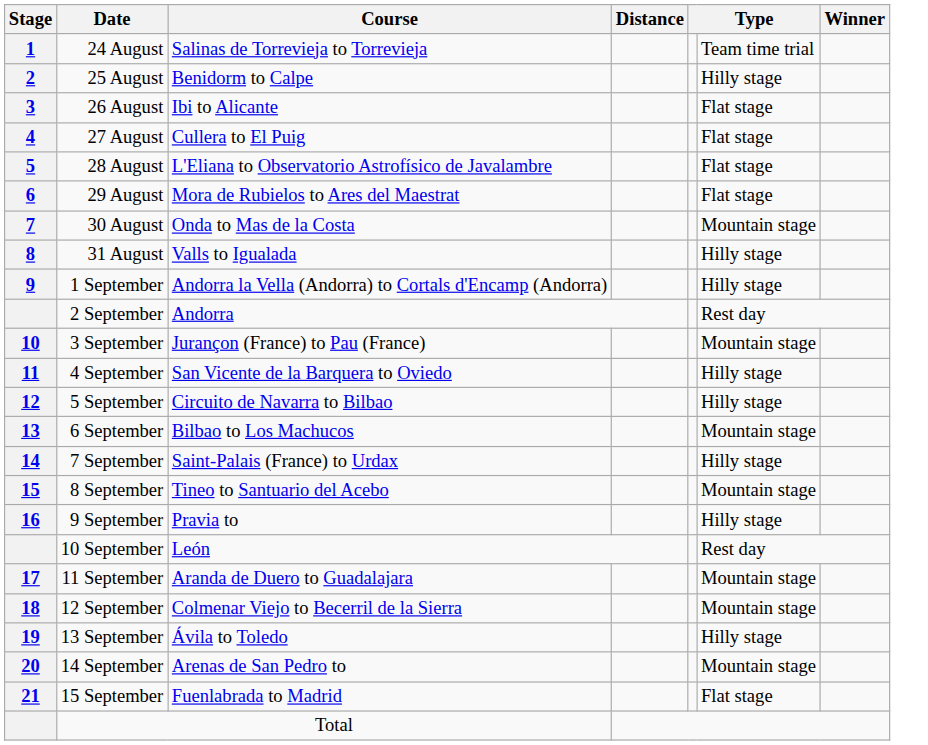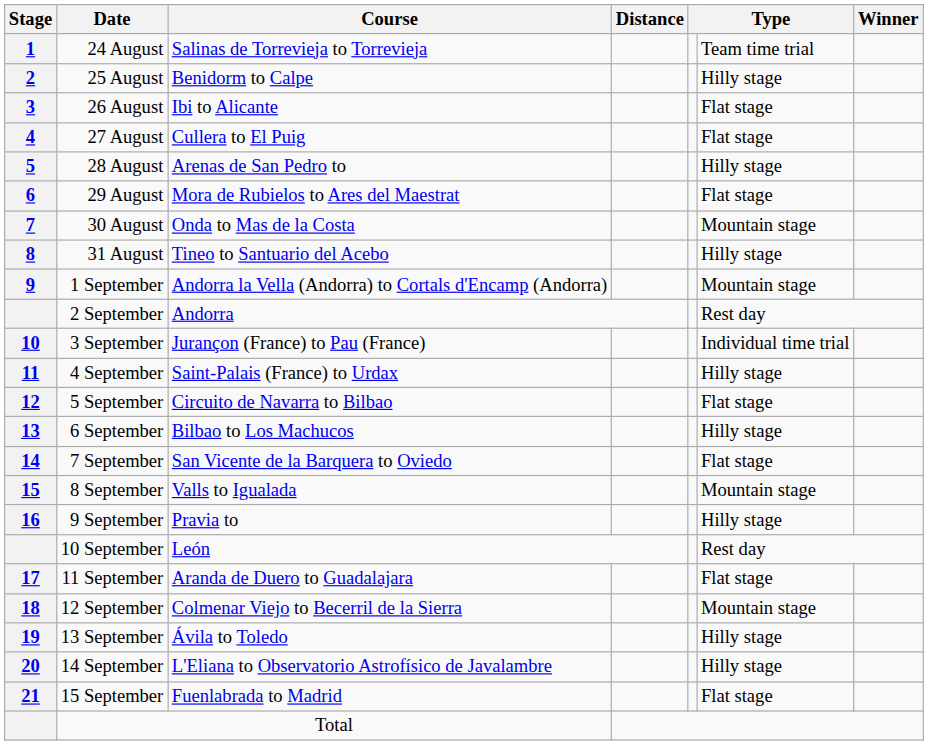(362, 166) L'Eliana to Observatorio Astrofísico de Javalambre -> (259, 166) Arenas de San Pedro to
(737, 166) Flat stage -> (741, 166) Hilly stage
(234, 254) Valls to Igualada -> (280, 254) Tineo to Santuario del Acebo
(741, 284) Hilly stage -> (758, 284) Mountain stage
(758, 343) Mountain stage -> (775, 343) Individual time trial
(312, 372) San Vicente de la Barquera to Oviedo -> (285, 372) Saint-Palais (France) to Urdax
(741, 401) Hilly stage -> (737, 401) Flat stage
(758, 431) Mountain stage -> (741, 431) Hilly stage
(285, 460) Saint-Palais (France) to Urdax -> (312, 460) San Vicente de la Barquera to Oviedo
(741, 460) Hilly stage -> (737, 460) Flat stage
(280, 490) Tineo to Santuario del Acebo -> (234, 490) Valls to Igualada
(758, 578) Mountain stage -> (737, 578) Flat stage
(259, 666) Arenas de San Pedro to -> (362, 666) L'Eliana to Observatorio Astrofísico de Javalambre
(758, 666) Mountain stage -> (741, 666) Hilly stage
